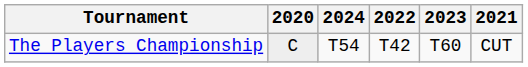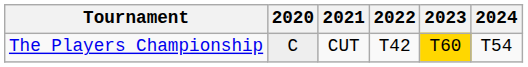columns swapped: (496, 19) <-> (344, 19)
(446, 48) no background -> (446, 48) gold background
